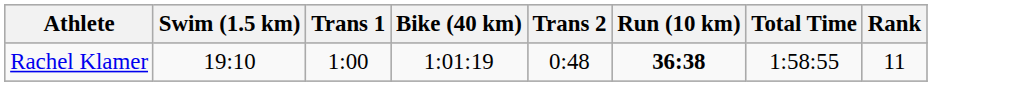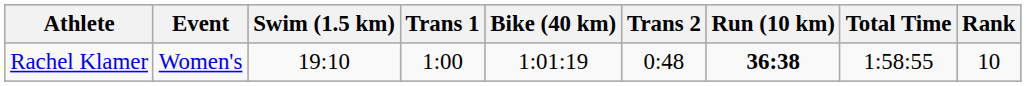+ column: (201, 23)
(894, 61) 11 -> (989, 61) 10
